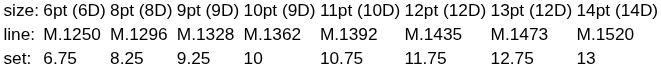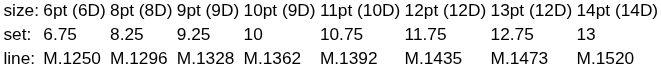rows swapped: (17, 58) <-> (19, 34)
